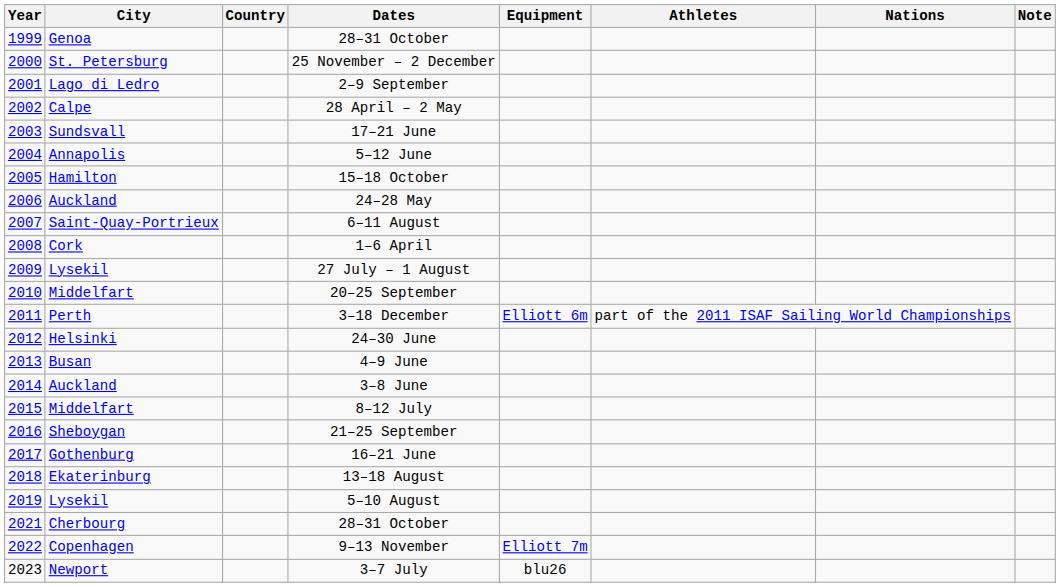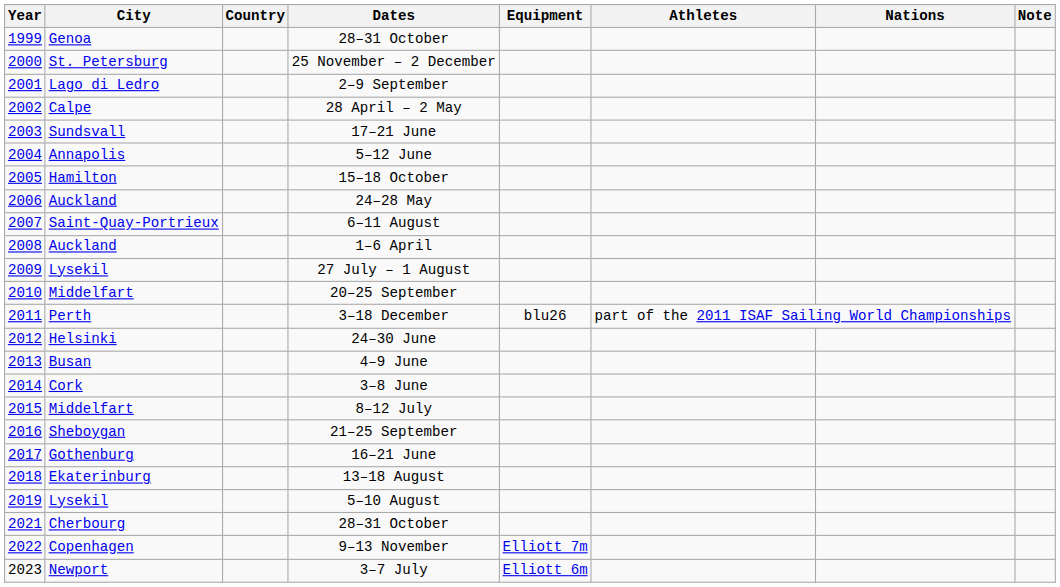(66, 247) Cork -> (83, 247) Auckland
(545, 316) Elliott 6m -> (545, 316) blu26
(83, 386) Auckland -> (66, 386) Cork
(545, 570) blu26 -> (545, 570) Elliott 6m
